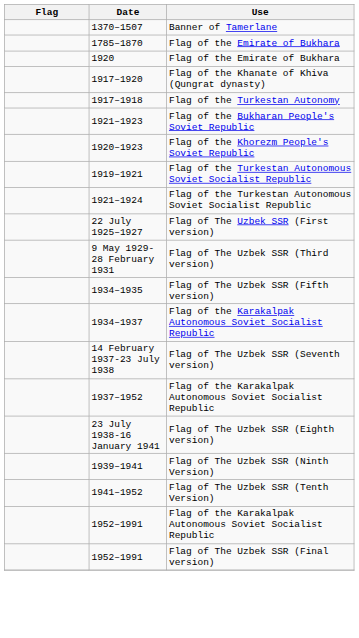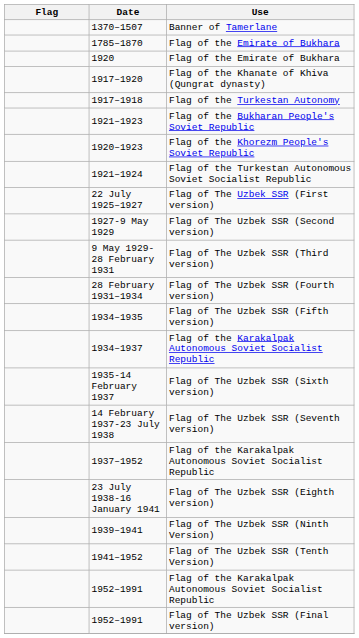- row: (117, 174)
+ row: (120, 227)
+ row: (123, 291)
+ row: (114, 386)
